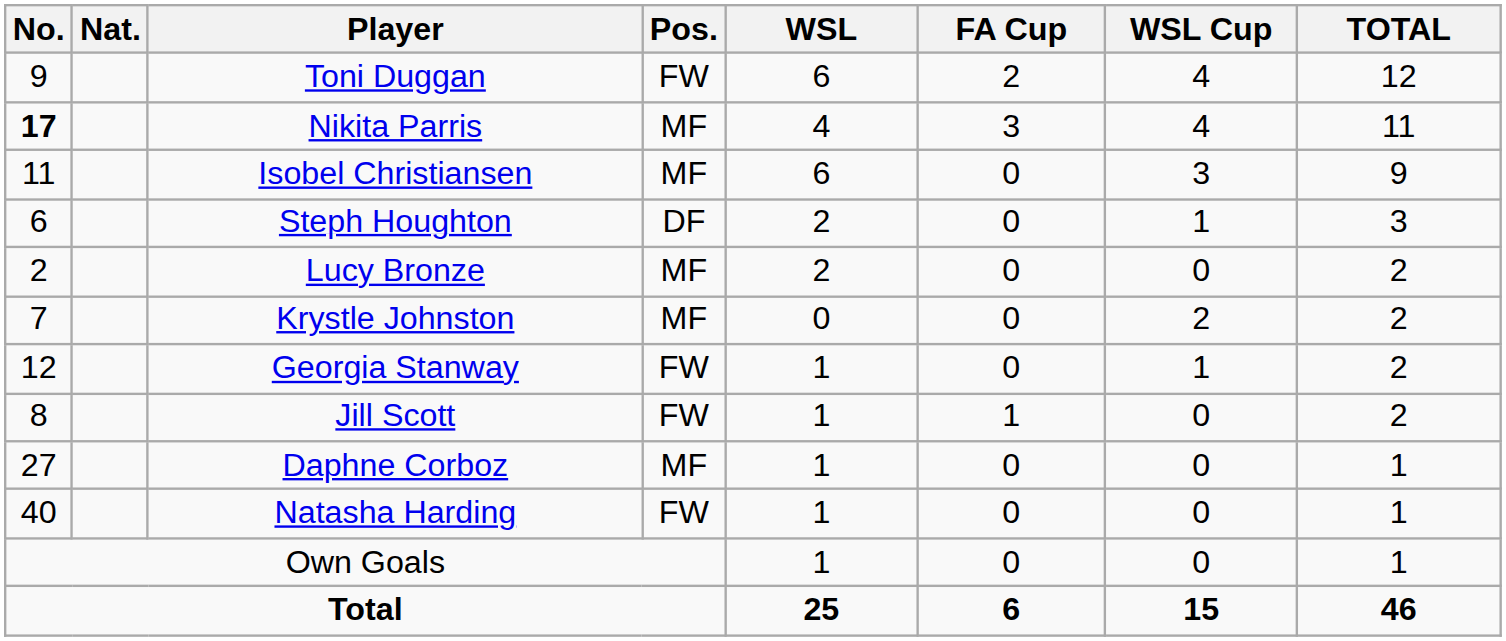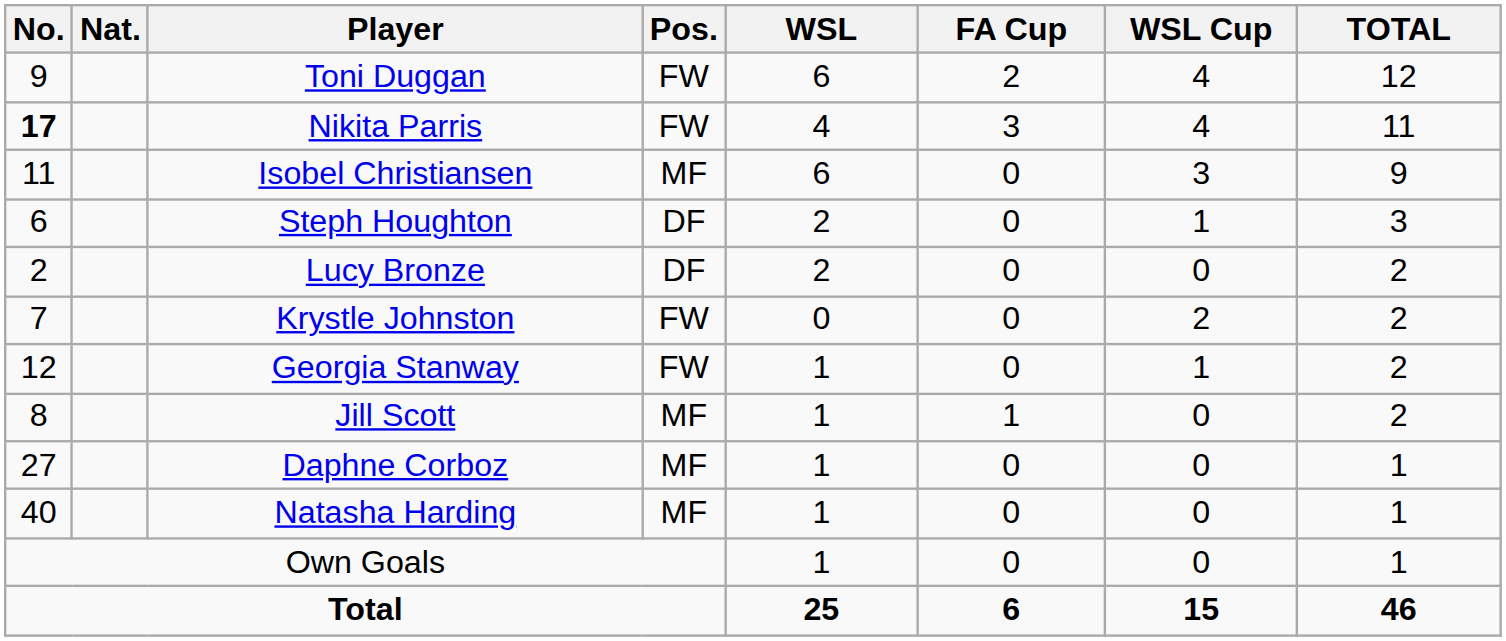(684, 125) MF -> (684, 125) FW
(684, 270) MF -> (684, 270) DF
(684, 318) MF -> (684, 318) FW
(684, 415) FW -> (684, 415) MF
(684, 512) FW -> (684, 512) MF
